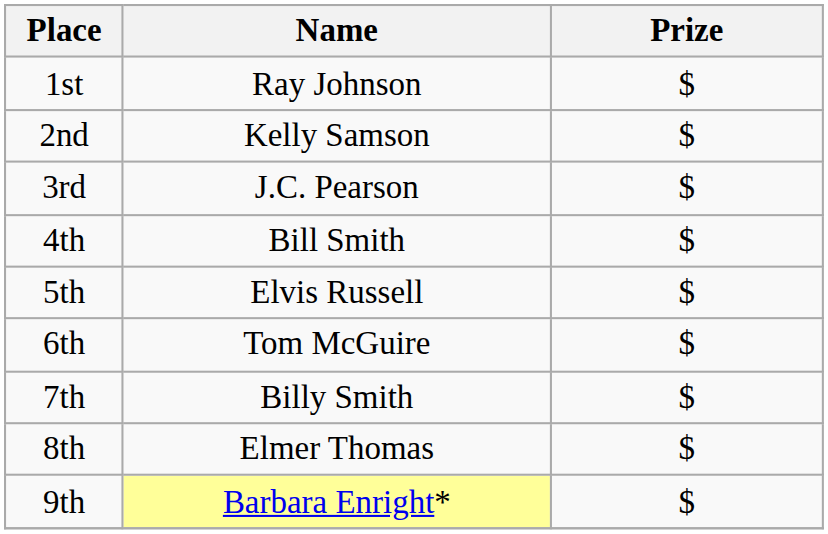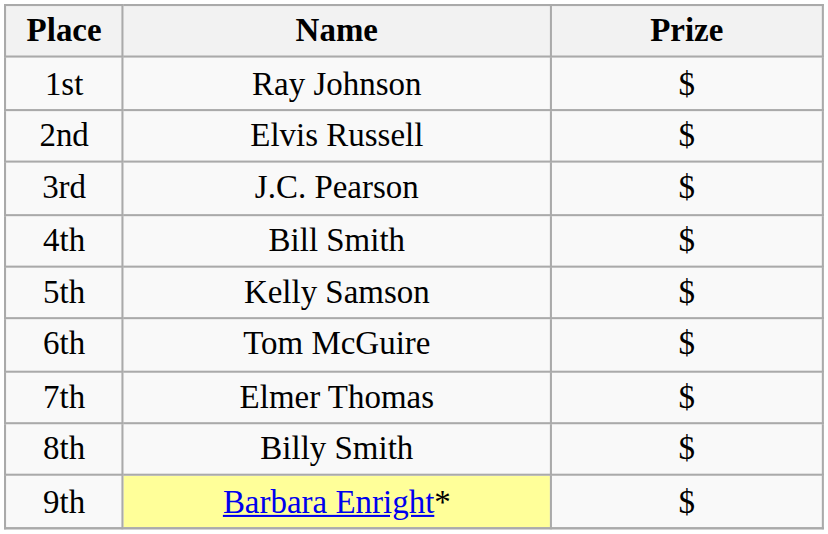(337, 135) Kelly Samson -> (337, 135) Elvis Russell
(337, 291) Elvis Russell -> (337, 291) Kelly Samson
(337, 396) Billy Smith -> (337, 396) Elmer Thomas
(337, 448) Elmer Thomas -> (337, 448) Billy Smith
